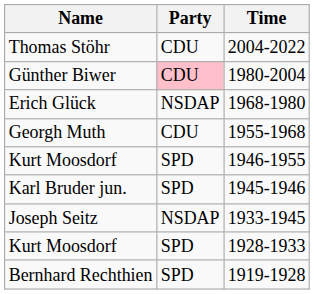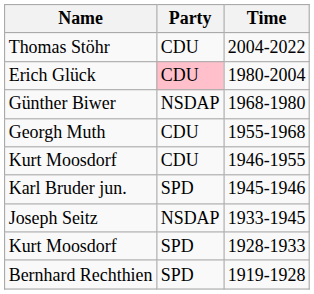(62, 75) Günther Biwer -> (52, 75) Erich Glück
(52, 103) Erich Glück -> (62, 103) Günther Biwer
(177, 160) SPD -> (180, 160) CDU
